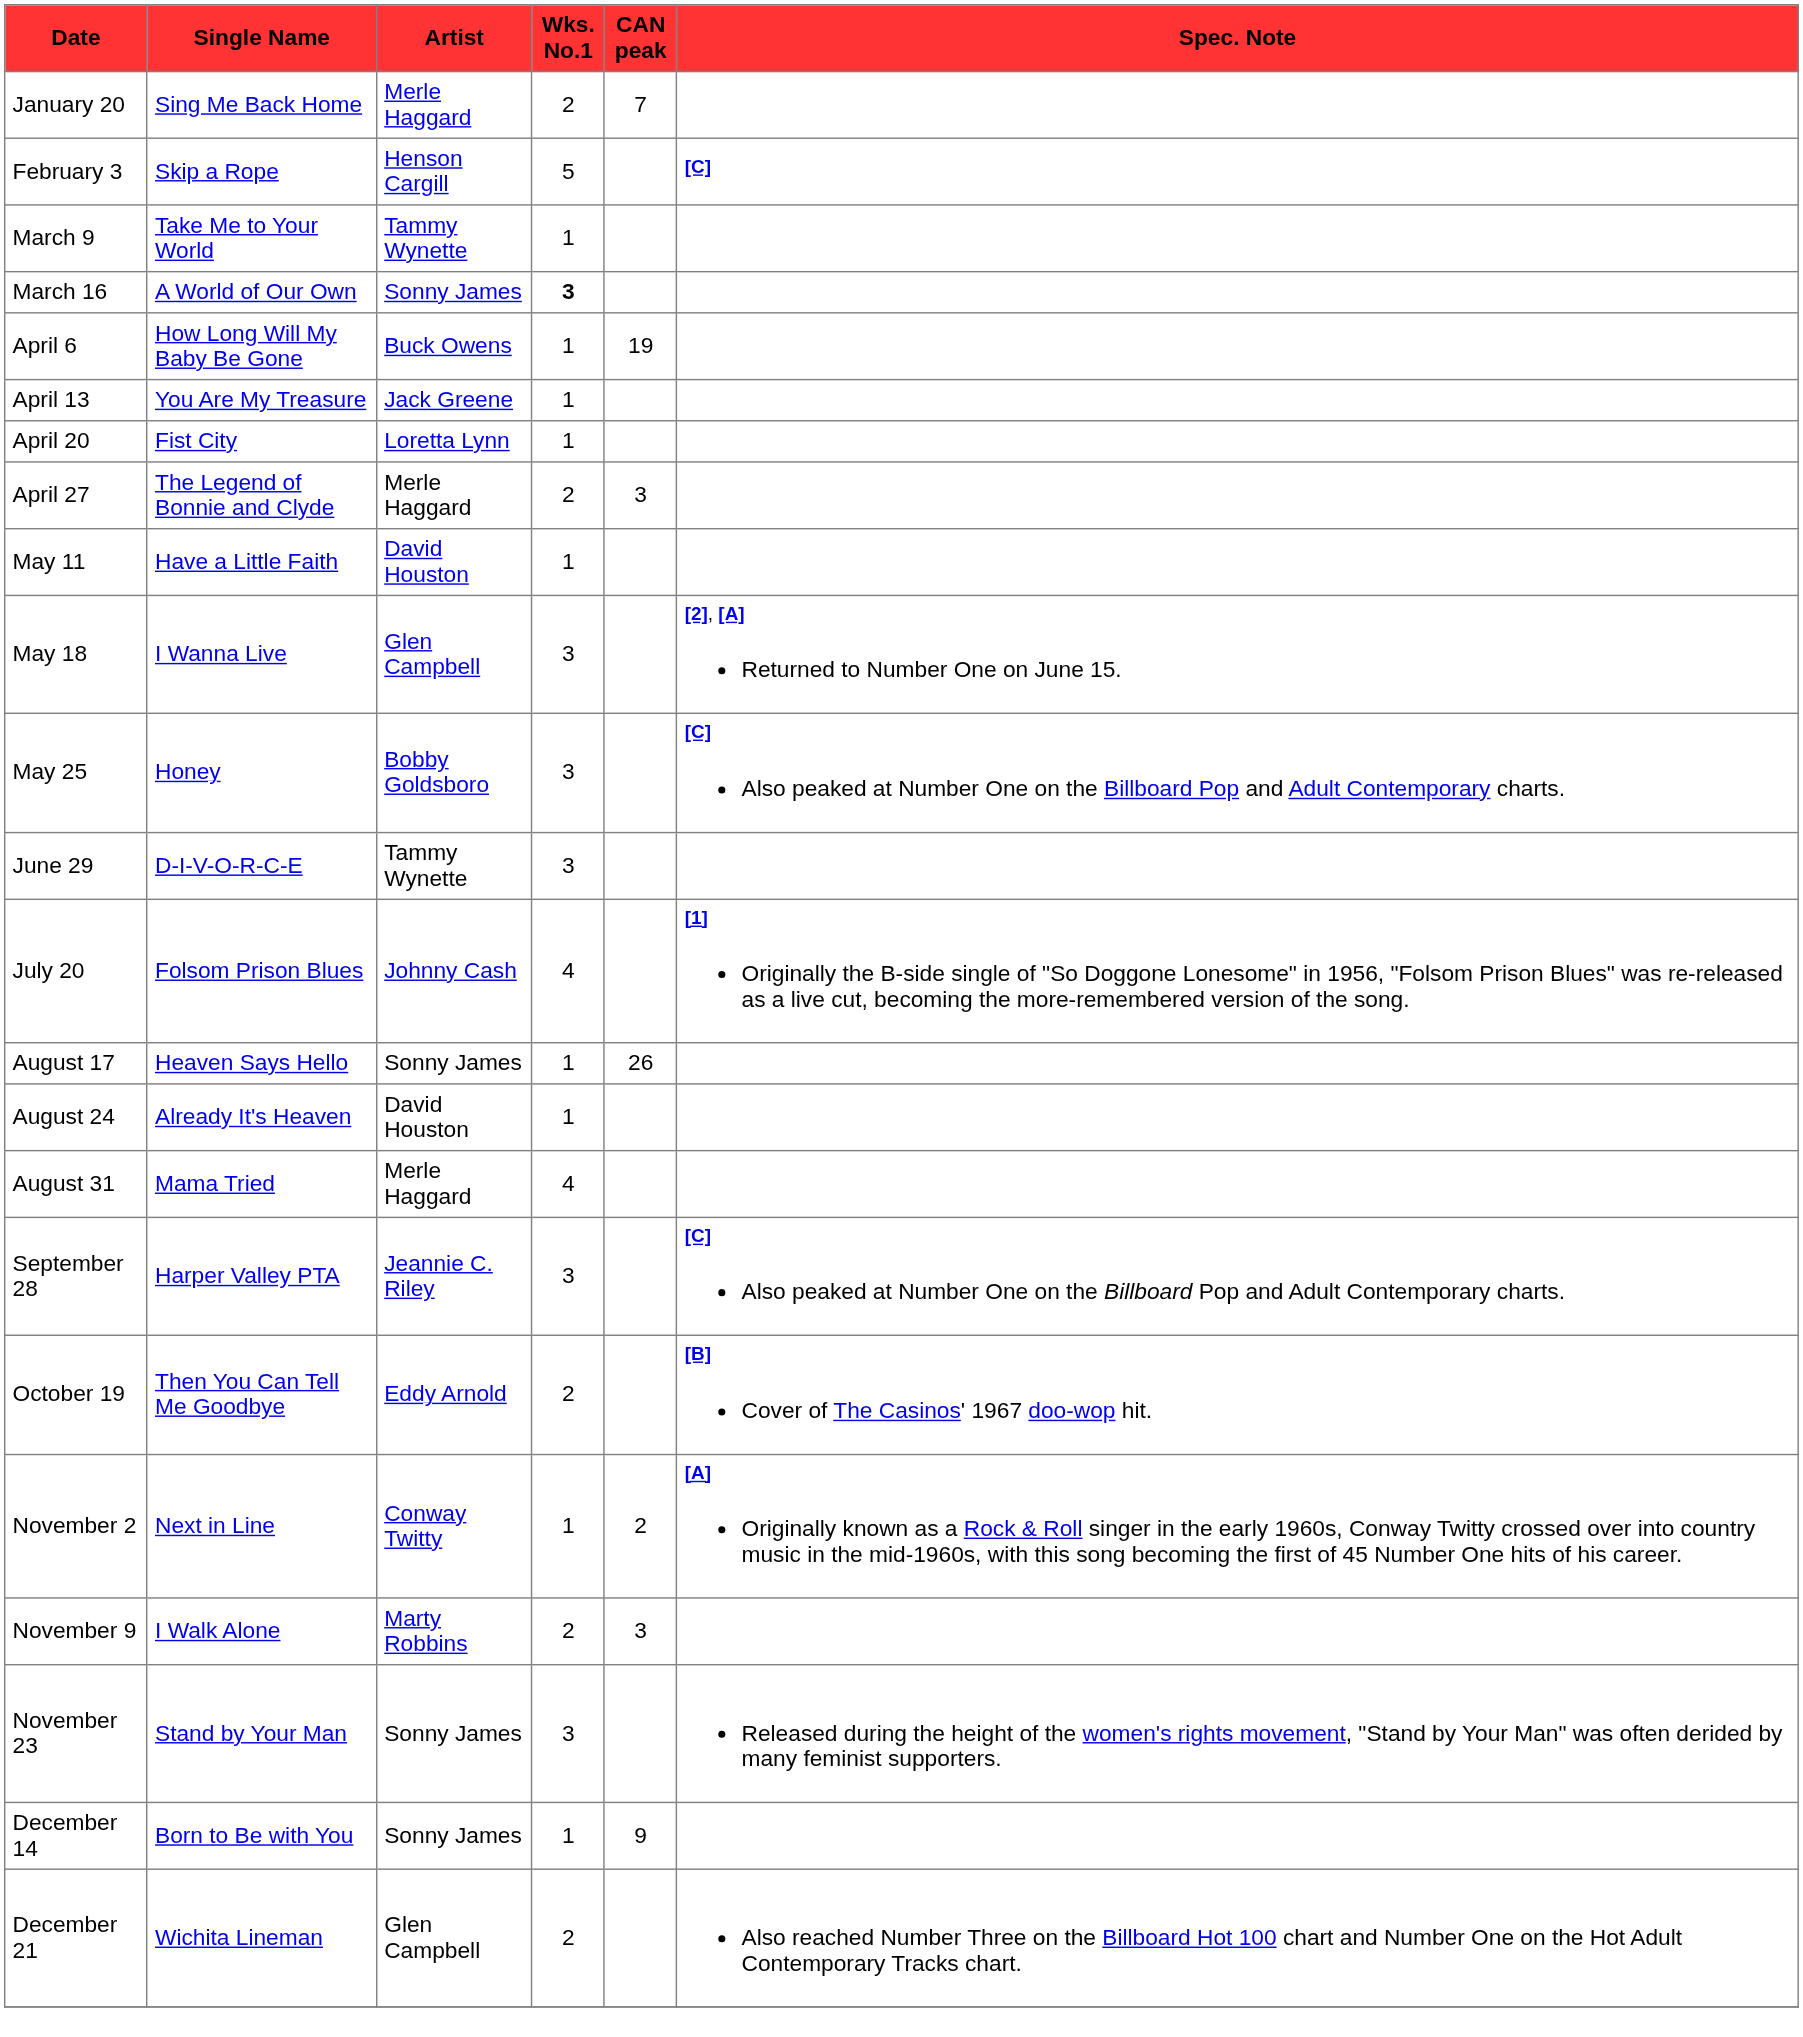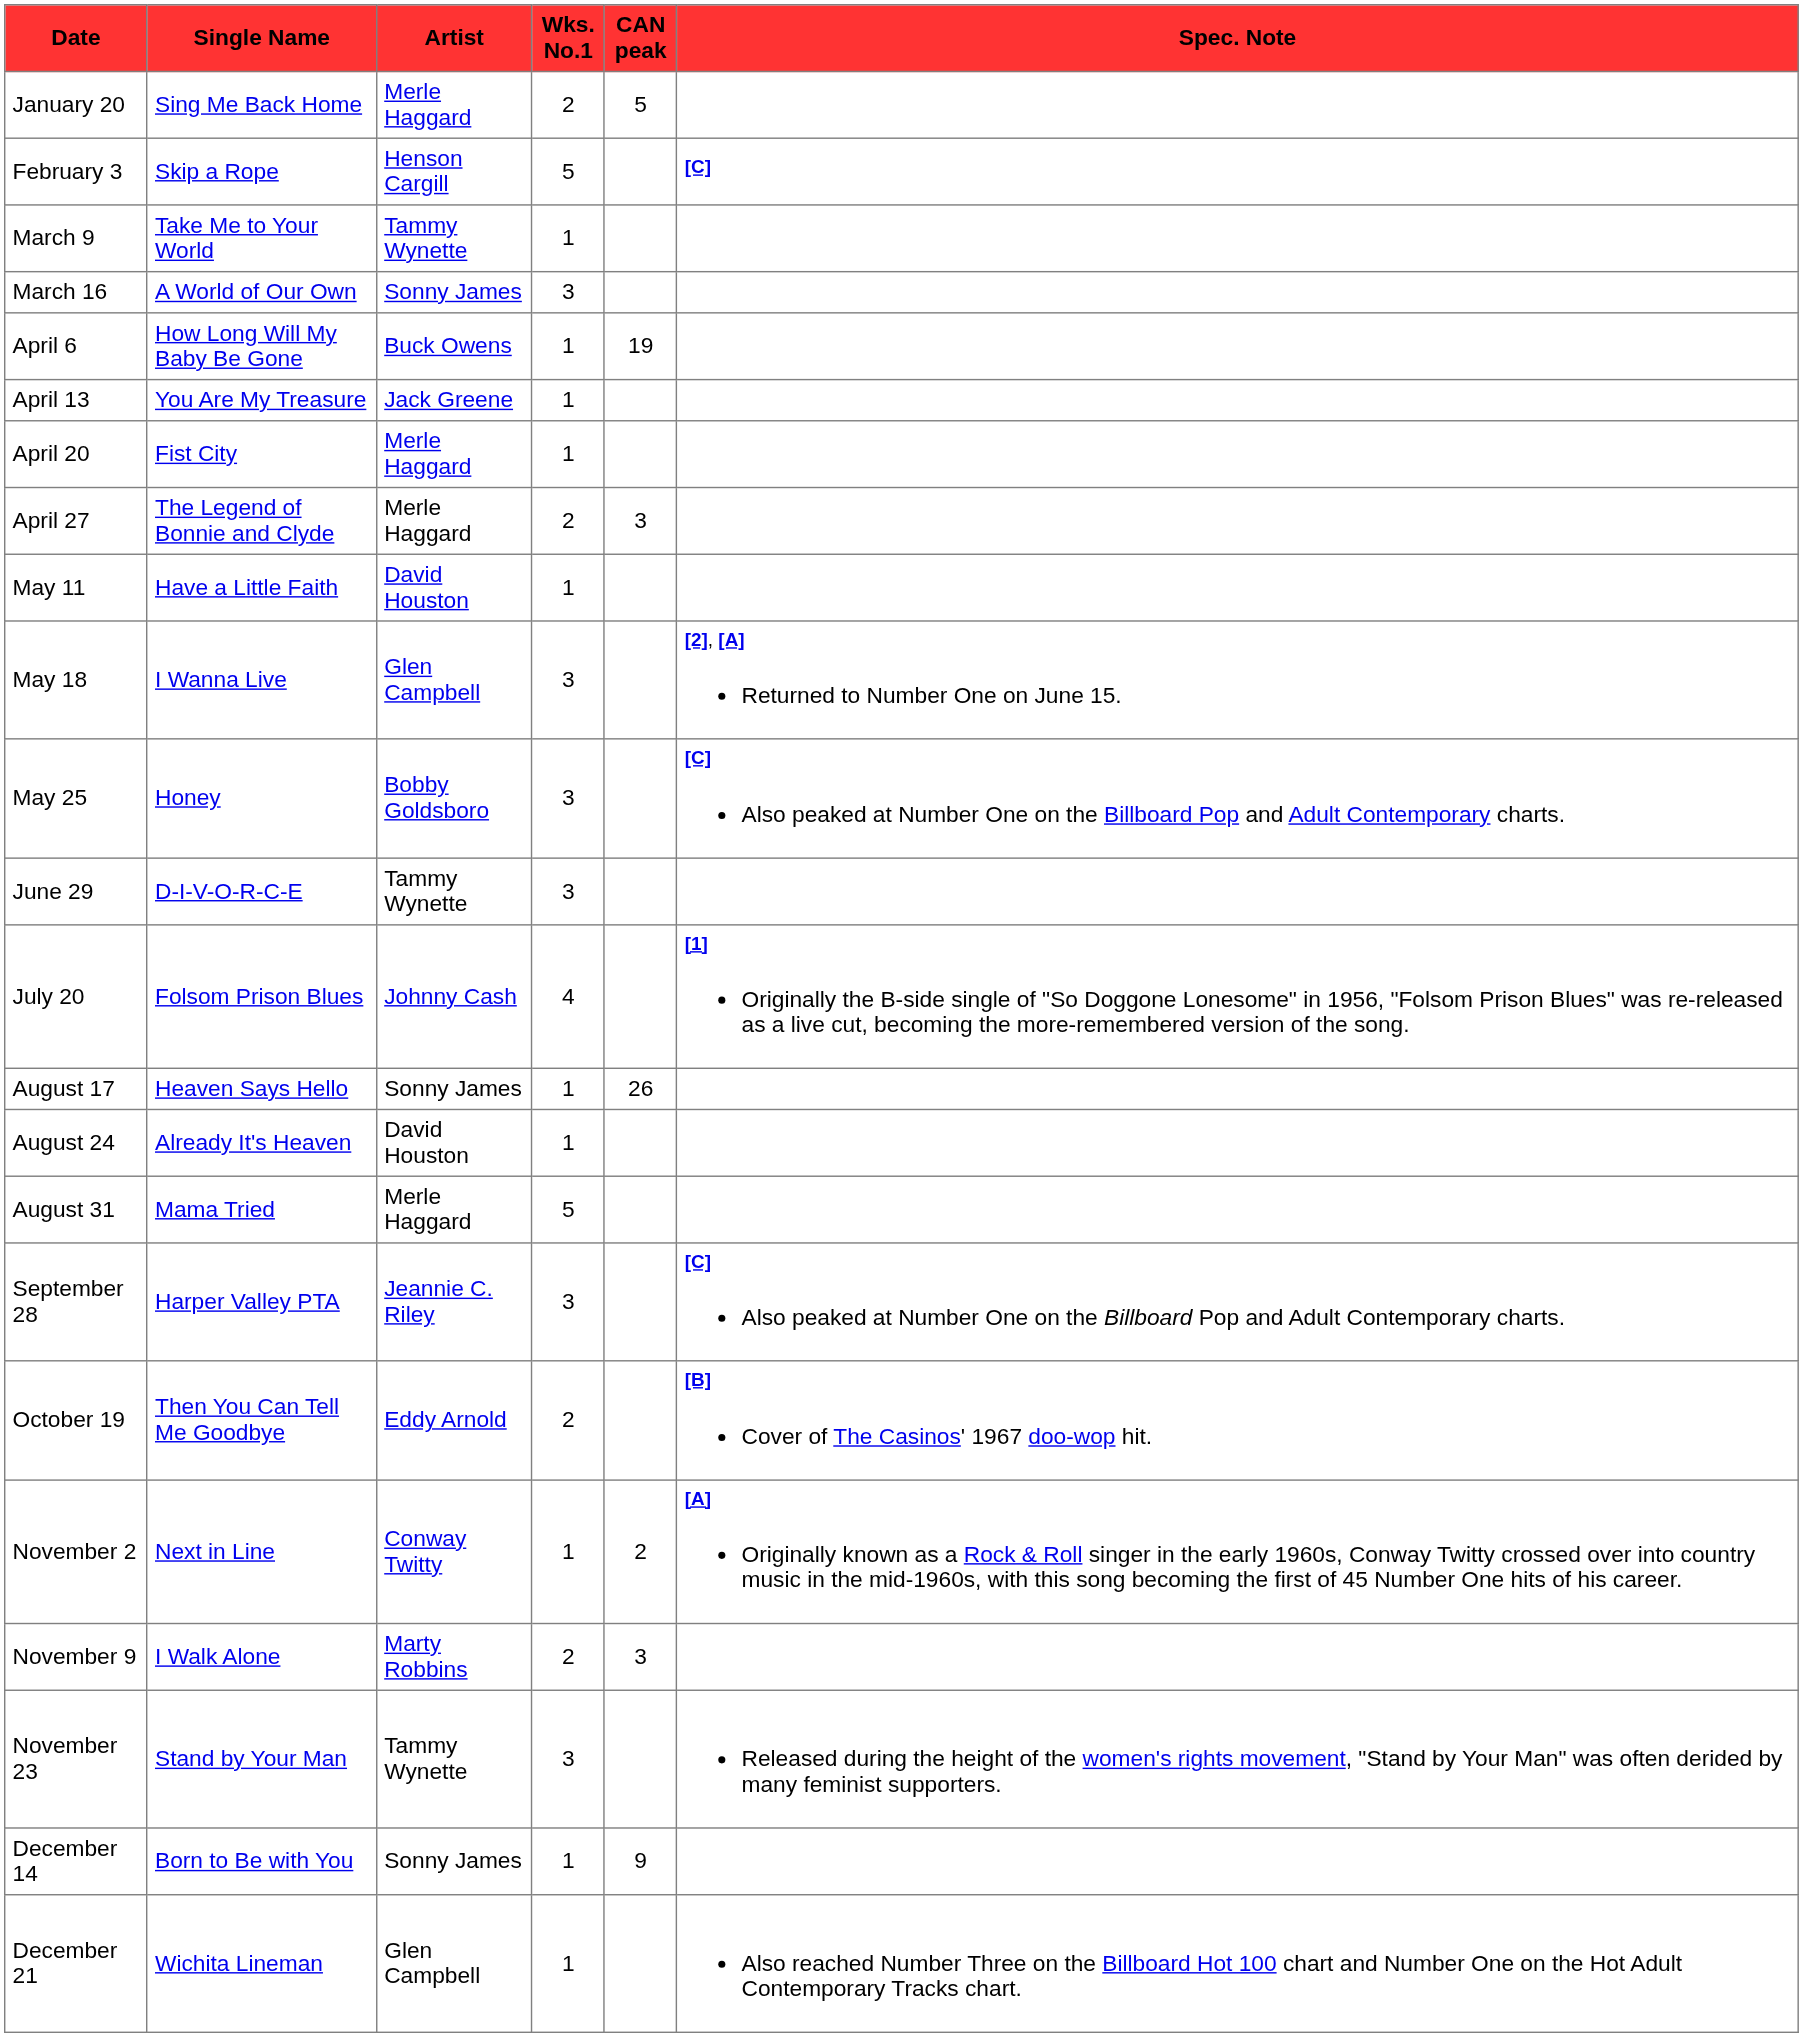(641, 104) 7 -> (641, 104) 5
(568, 292) bold -> (568, 292) normal
(447, 441) Loretta Lynn -> (428, 453) Merle Haggard
(568, 1183) 4 -> (568, 1209) 5
(453, 1733) Sonny James -> (426, 1758) Tammy Wynette
(568, 1937) 2 -> (568, 1963) 1
